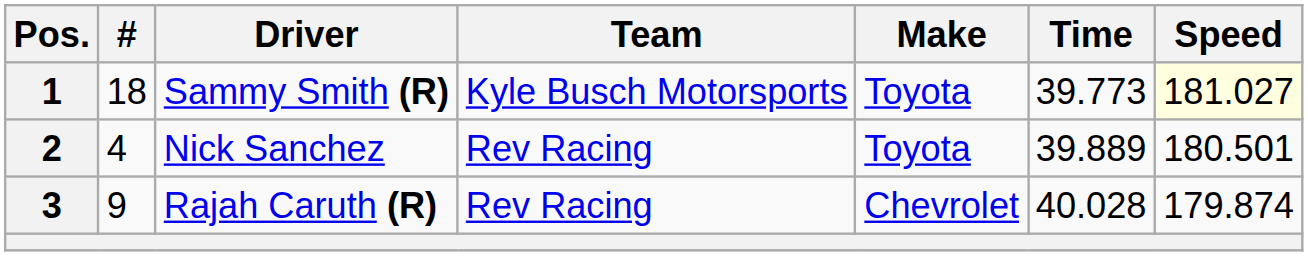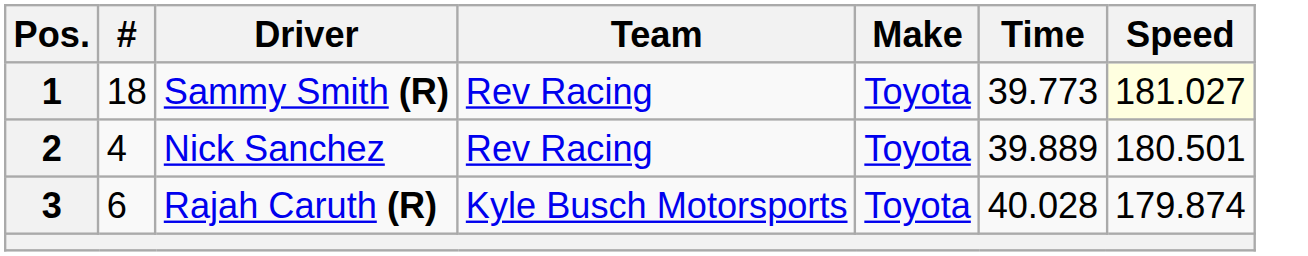(657, 91) Kyle Busch Motorsports -> (559, 91) Rev Racing
(117, 206) 9 -> (117, 206) 6
(559, 206) Rev Racing -> (657, 206) Kyle Busch Motorsports
(942, 206) Chevrolet -> (918, 206) Toyota
